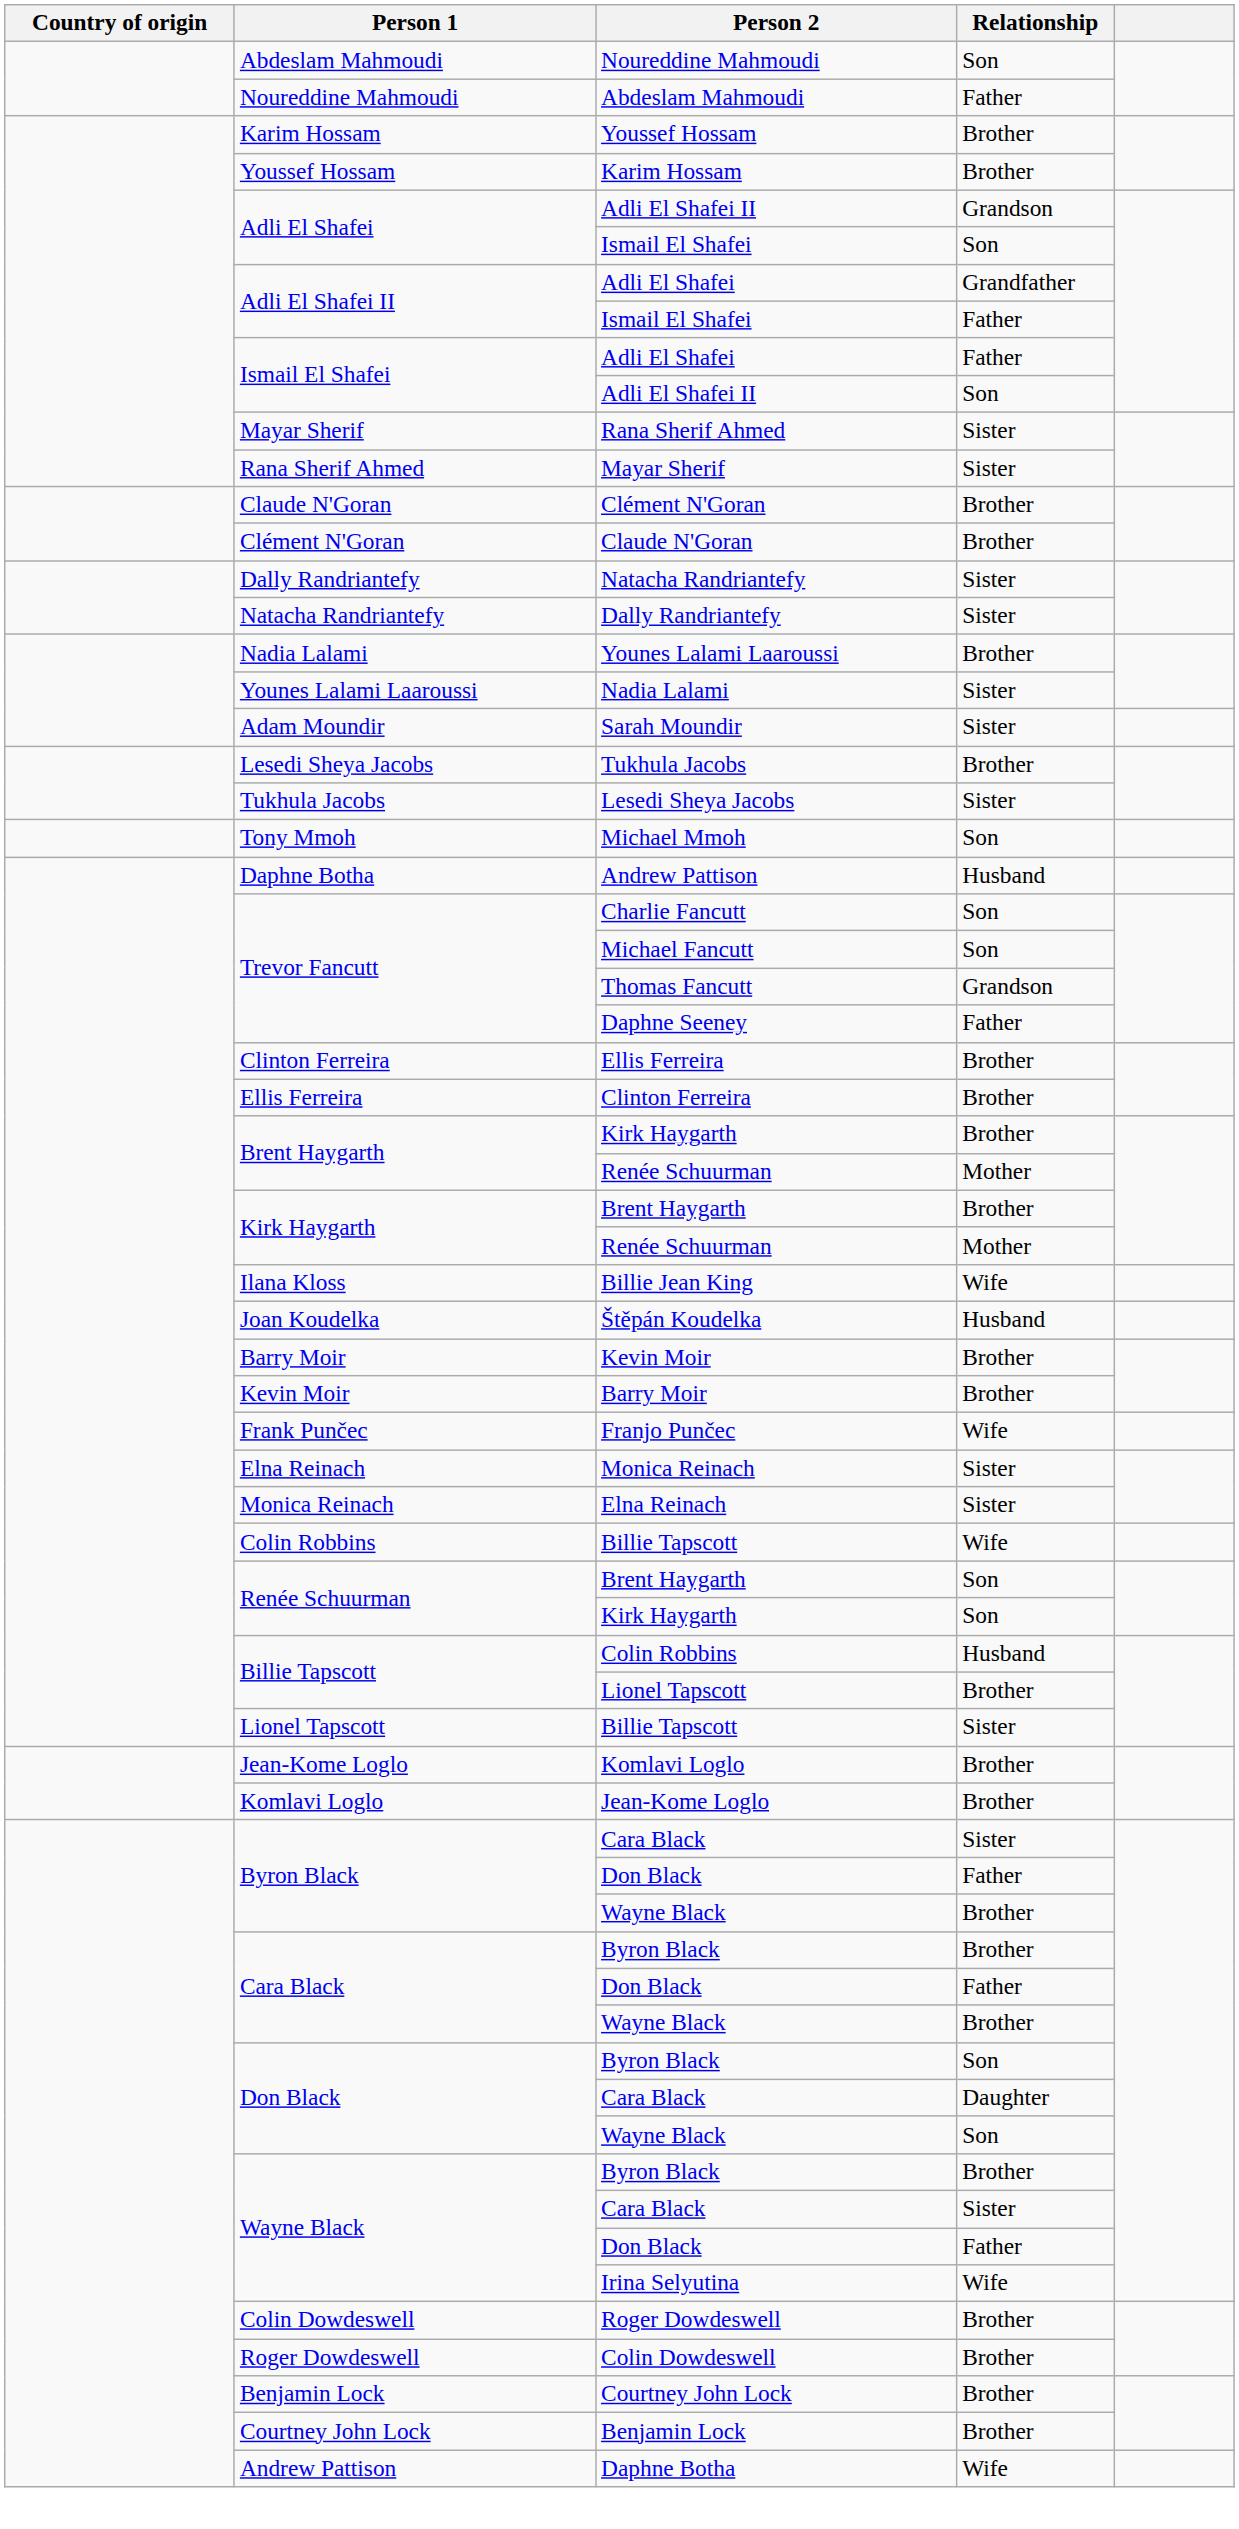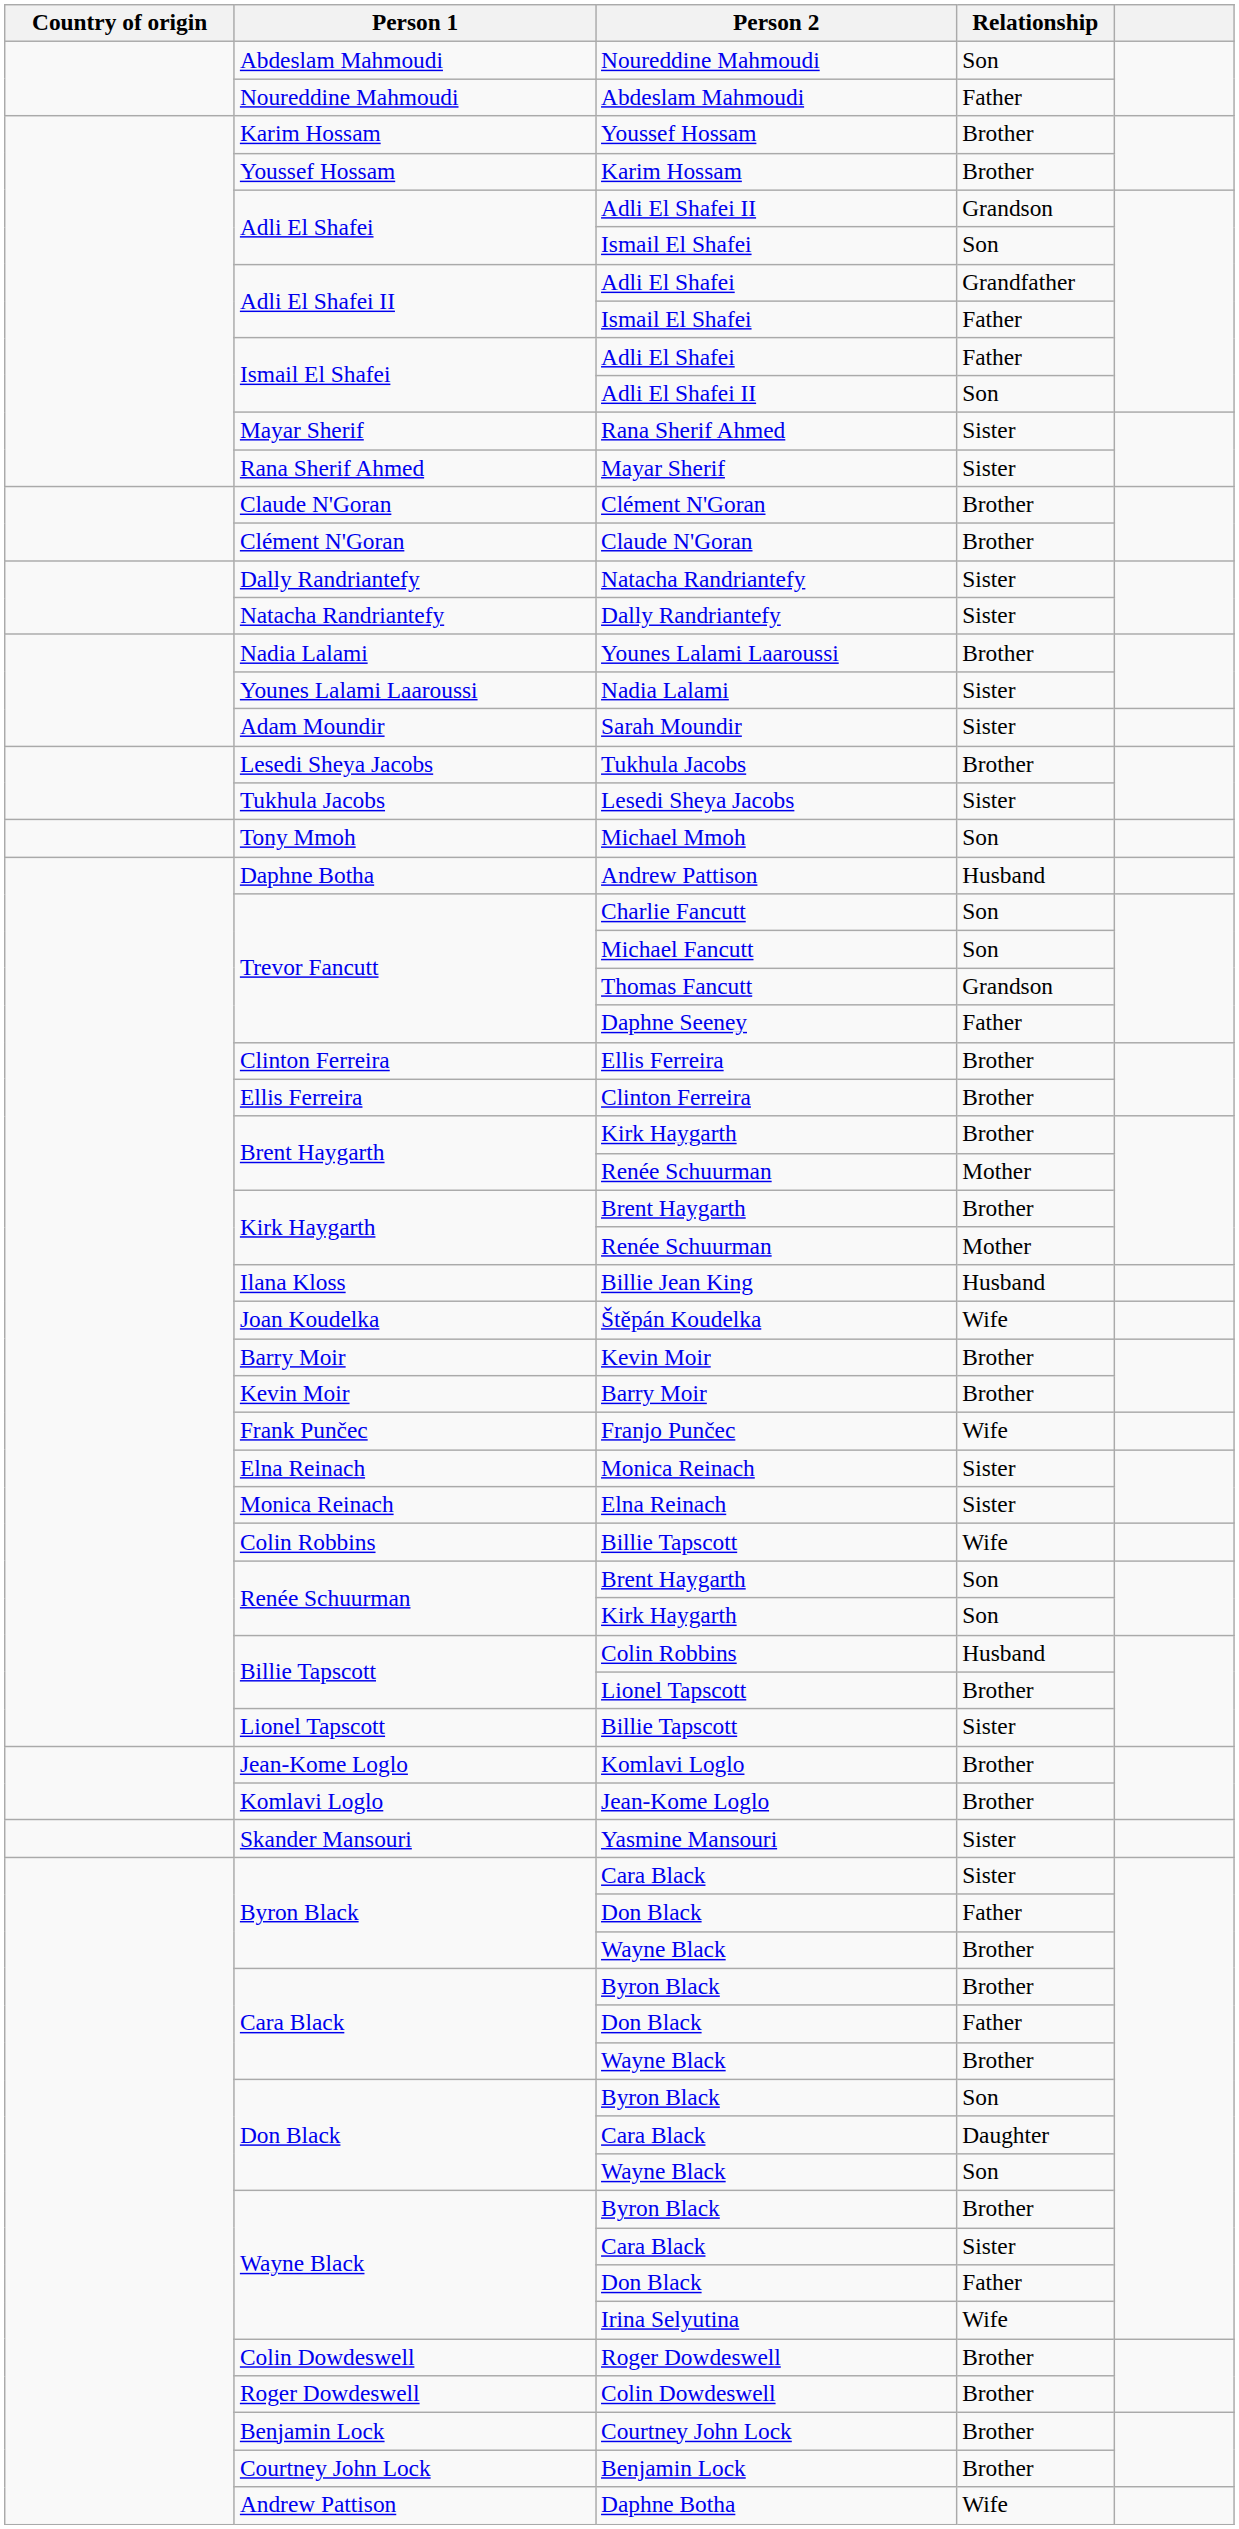(985, 1282) Wife -> (1004, 1282) Husband
(1004, 1319) Husband -> (985, 1319) Wife
+ row: (326, 1838)
